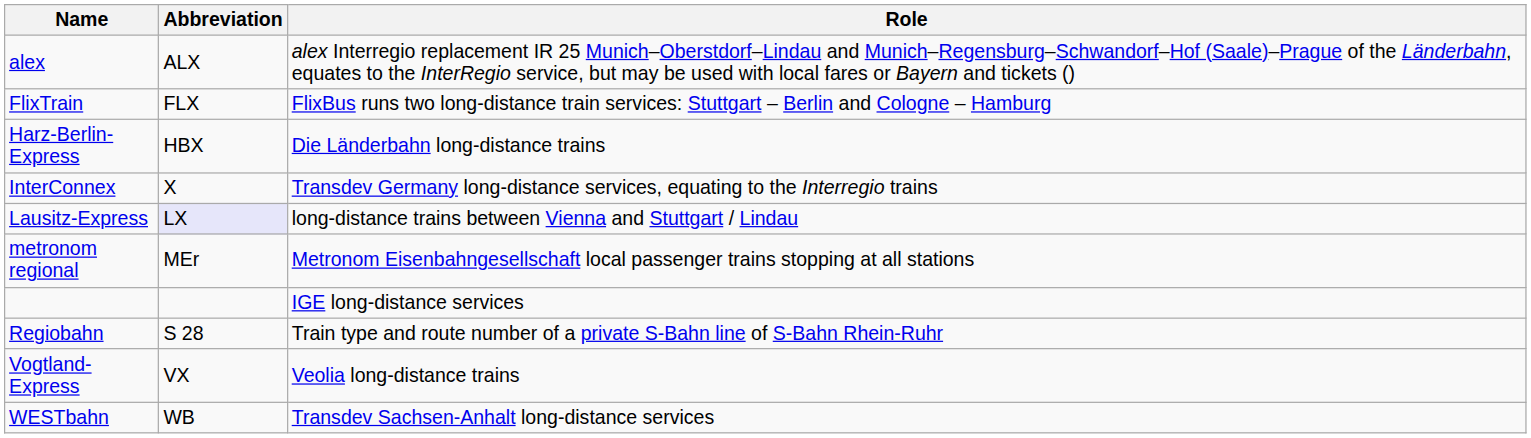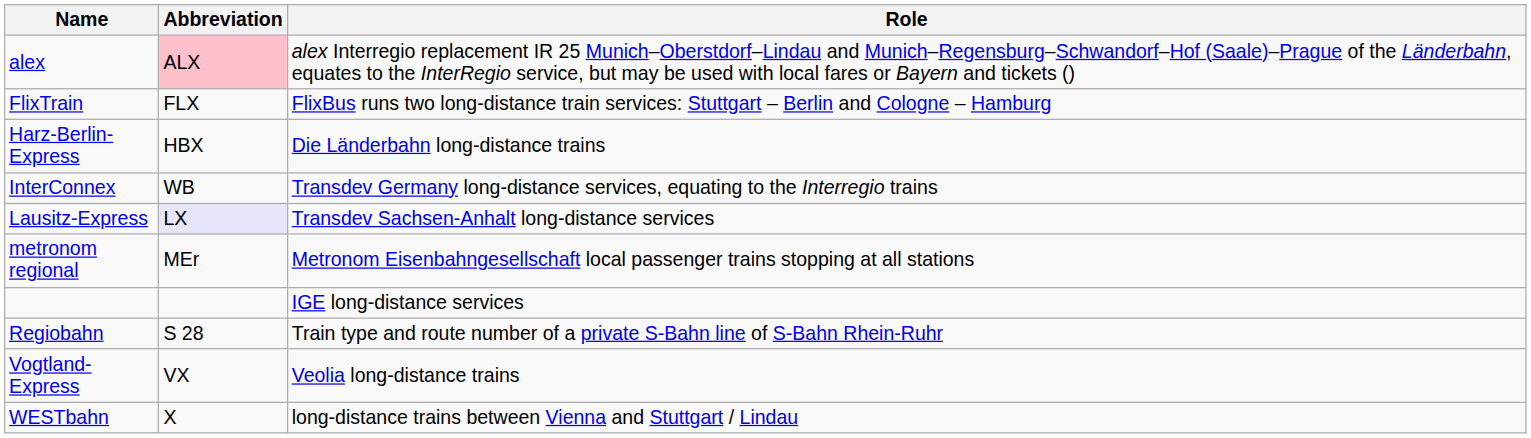(182, 61) no background -> (182, 61) pink background
(170, 187) X -> (179, 187) WB
(545, 218) long-distance trains between Vienna and Stuttgart / Lindau -> (503, 218) Transdev Sachsen-Anhalt long-distance services
(179, 417) WB -> (170, 417) X
(503, 417) Transdev Sachsen-Anhalt long-distance services -> (545, 417) long-distance trains between Vienna and Stuttgart / Lindau
